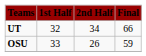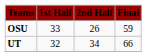rows swapped: (18, 43) <-> (14, 28)
